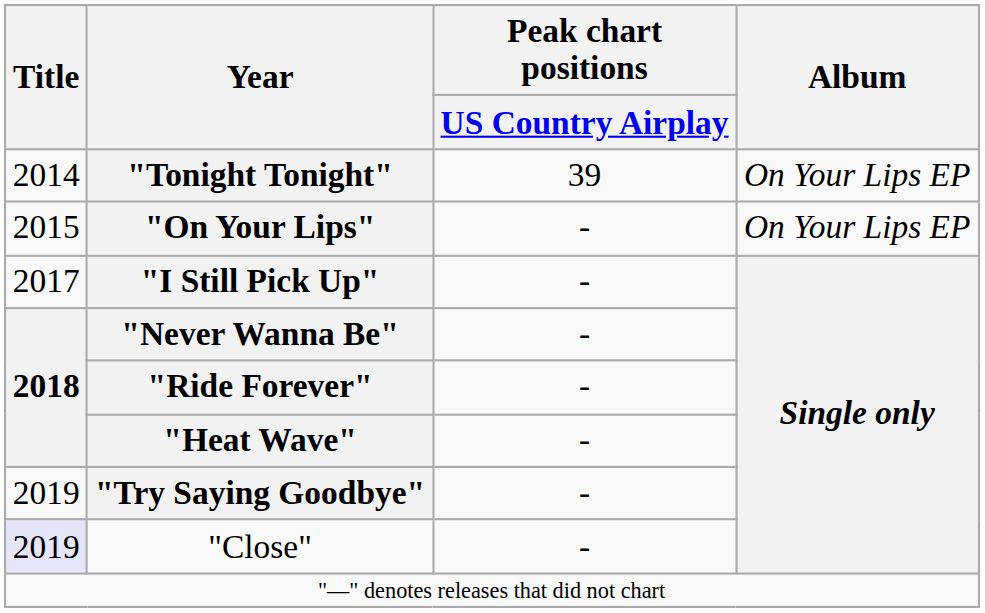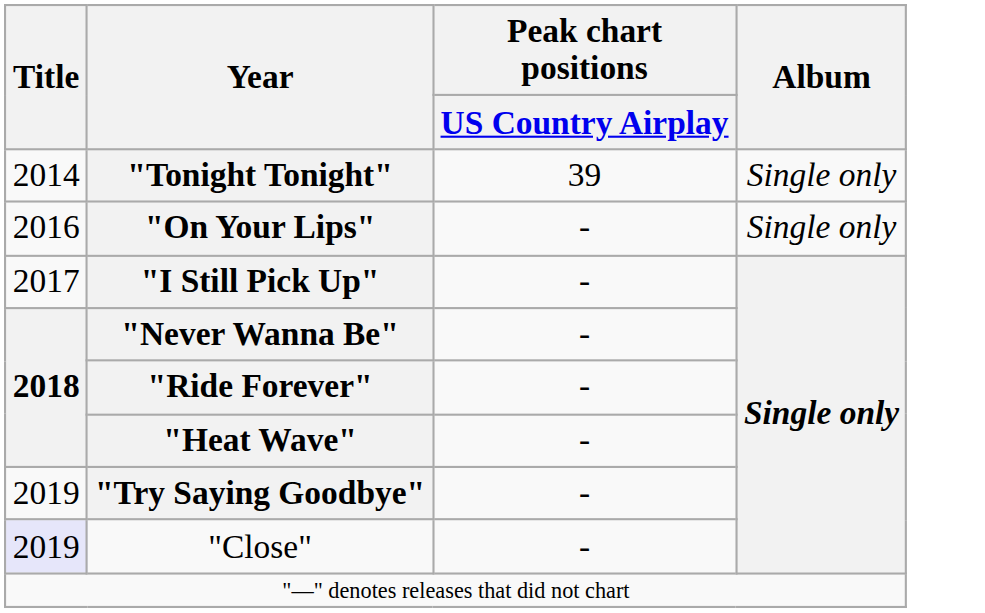(857, 174) On Your Lips EP -> (822, 174) Single only
(46, 227) 2015 -> (46, 227) 2016
(857, 227) On Your Lips EP -> (822, 227) Single only
